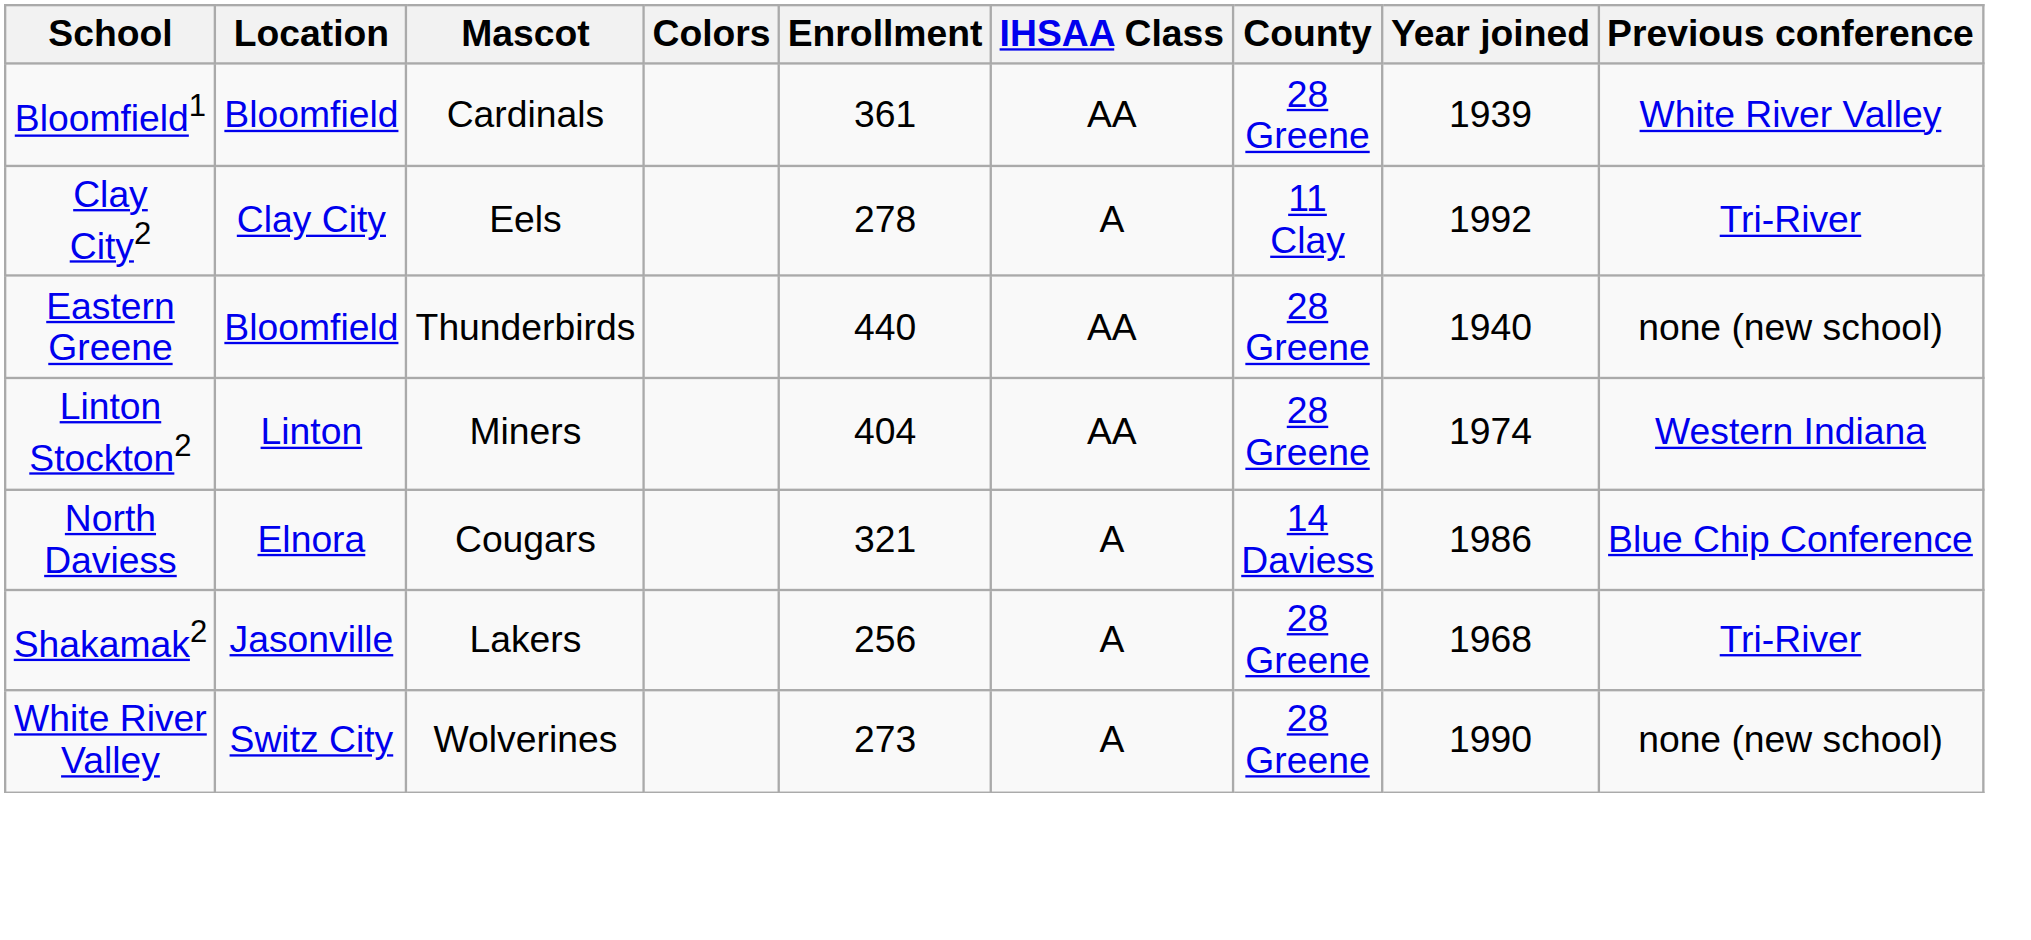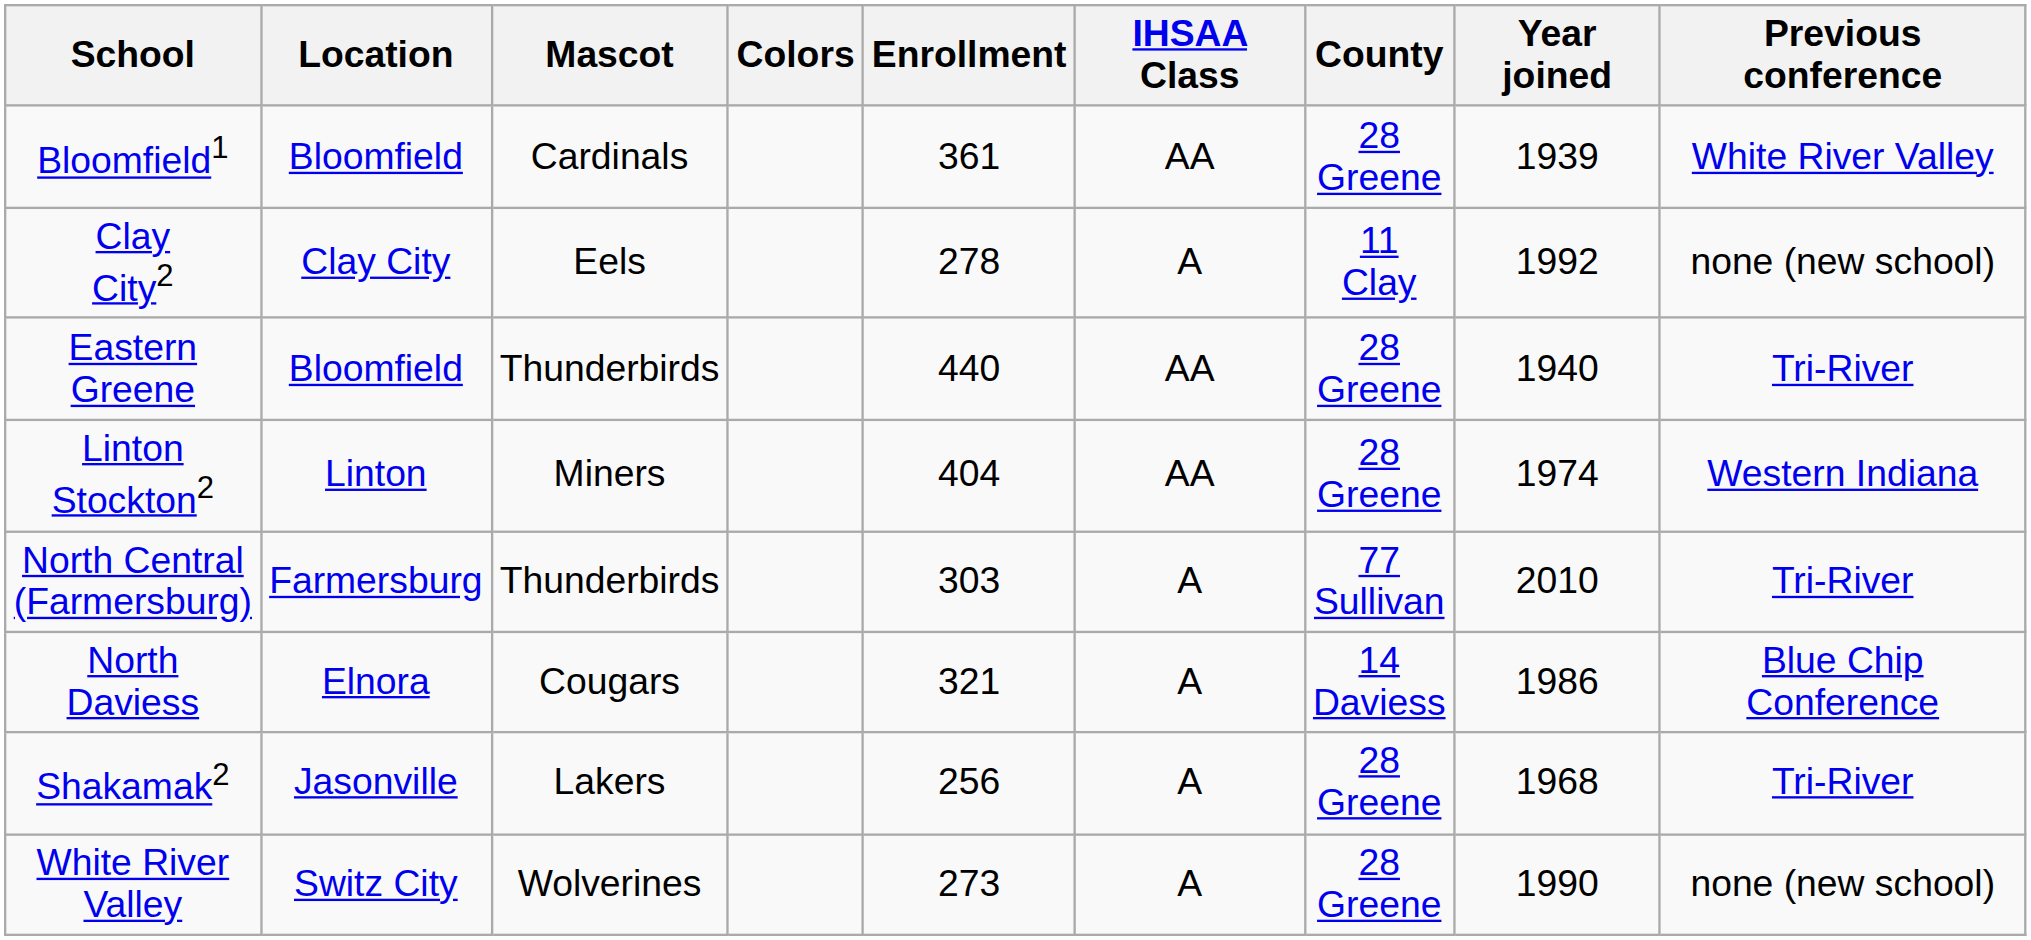(1790, 220) Tri-River -> (1843, 262) none (new school)
(1790, 326) none (new school) -> (1843, 368) Tri-River
+ row: (133, 580)
